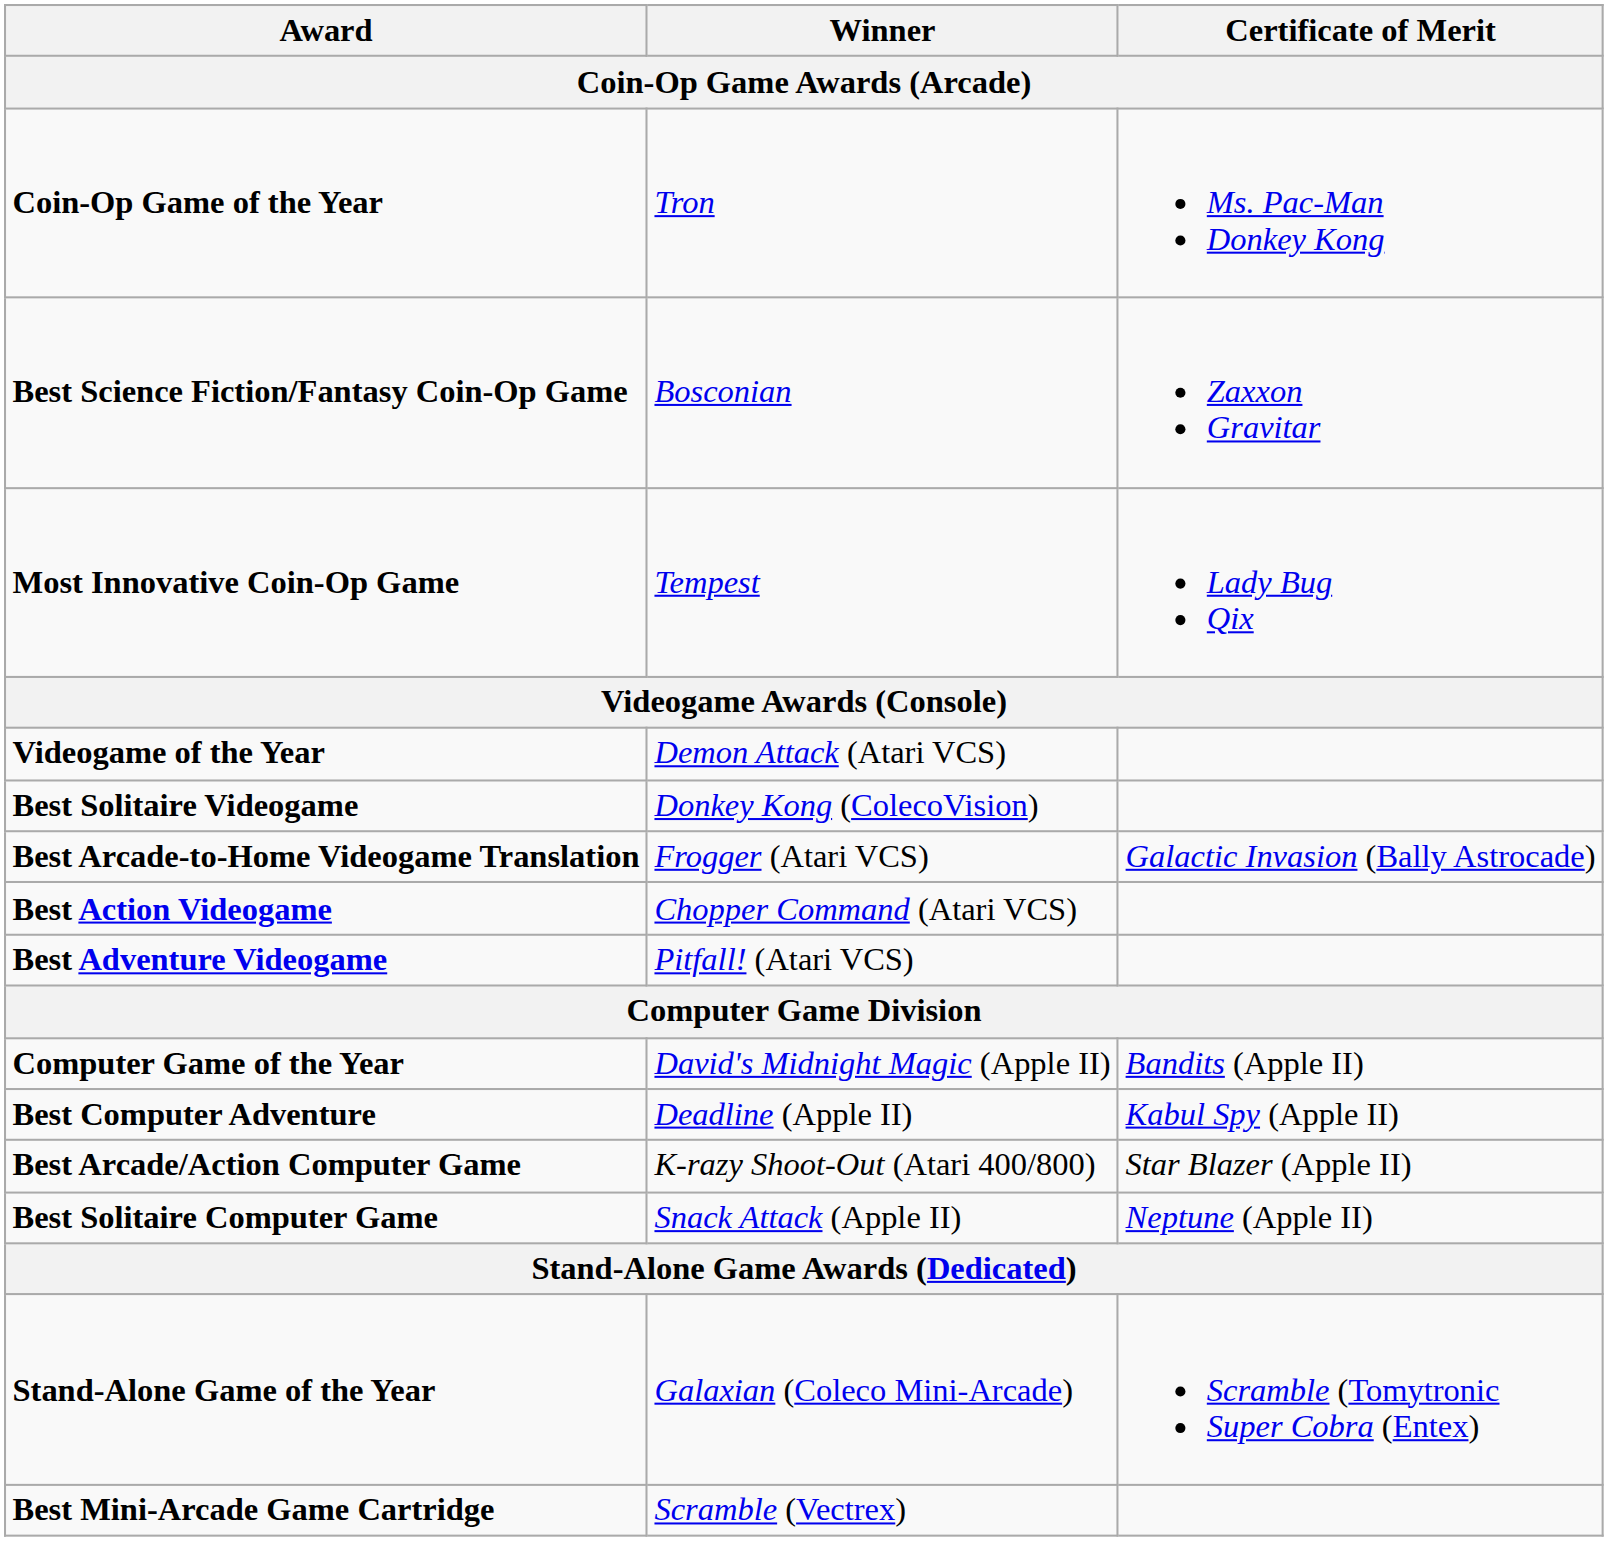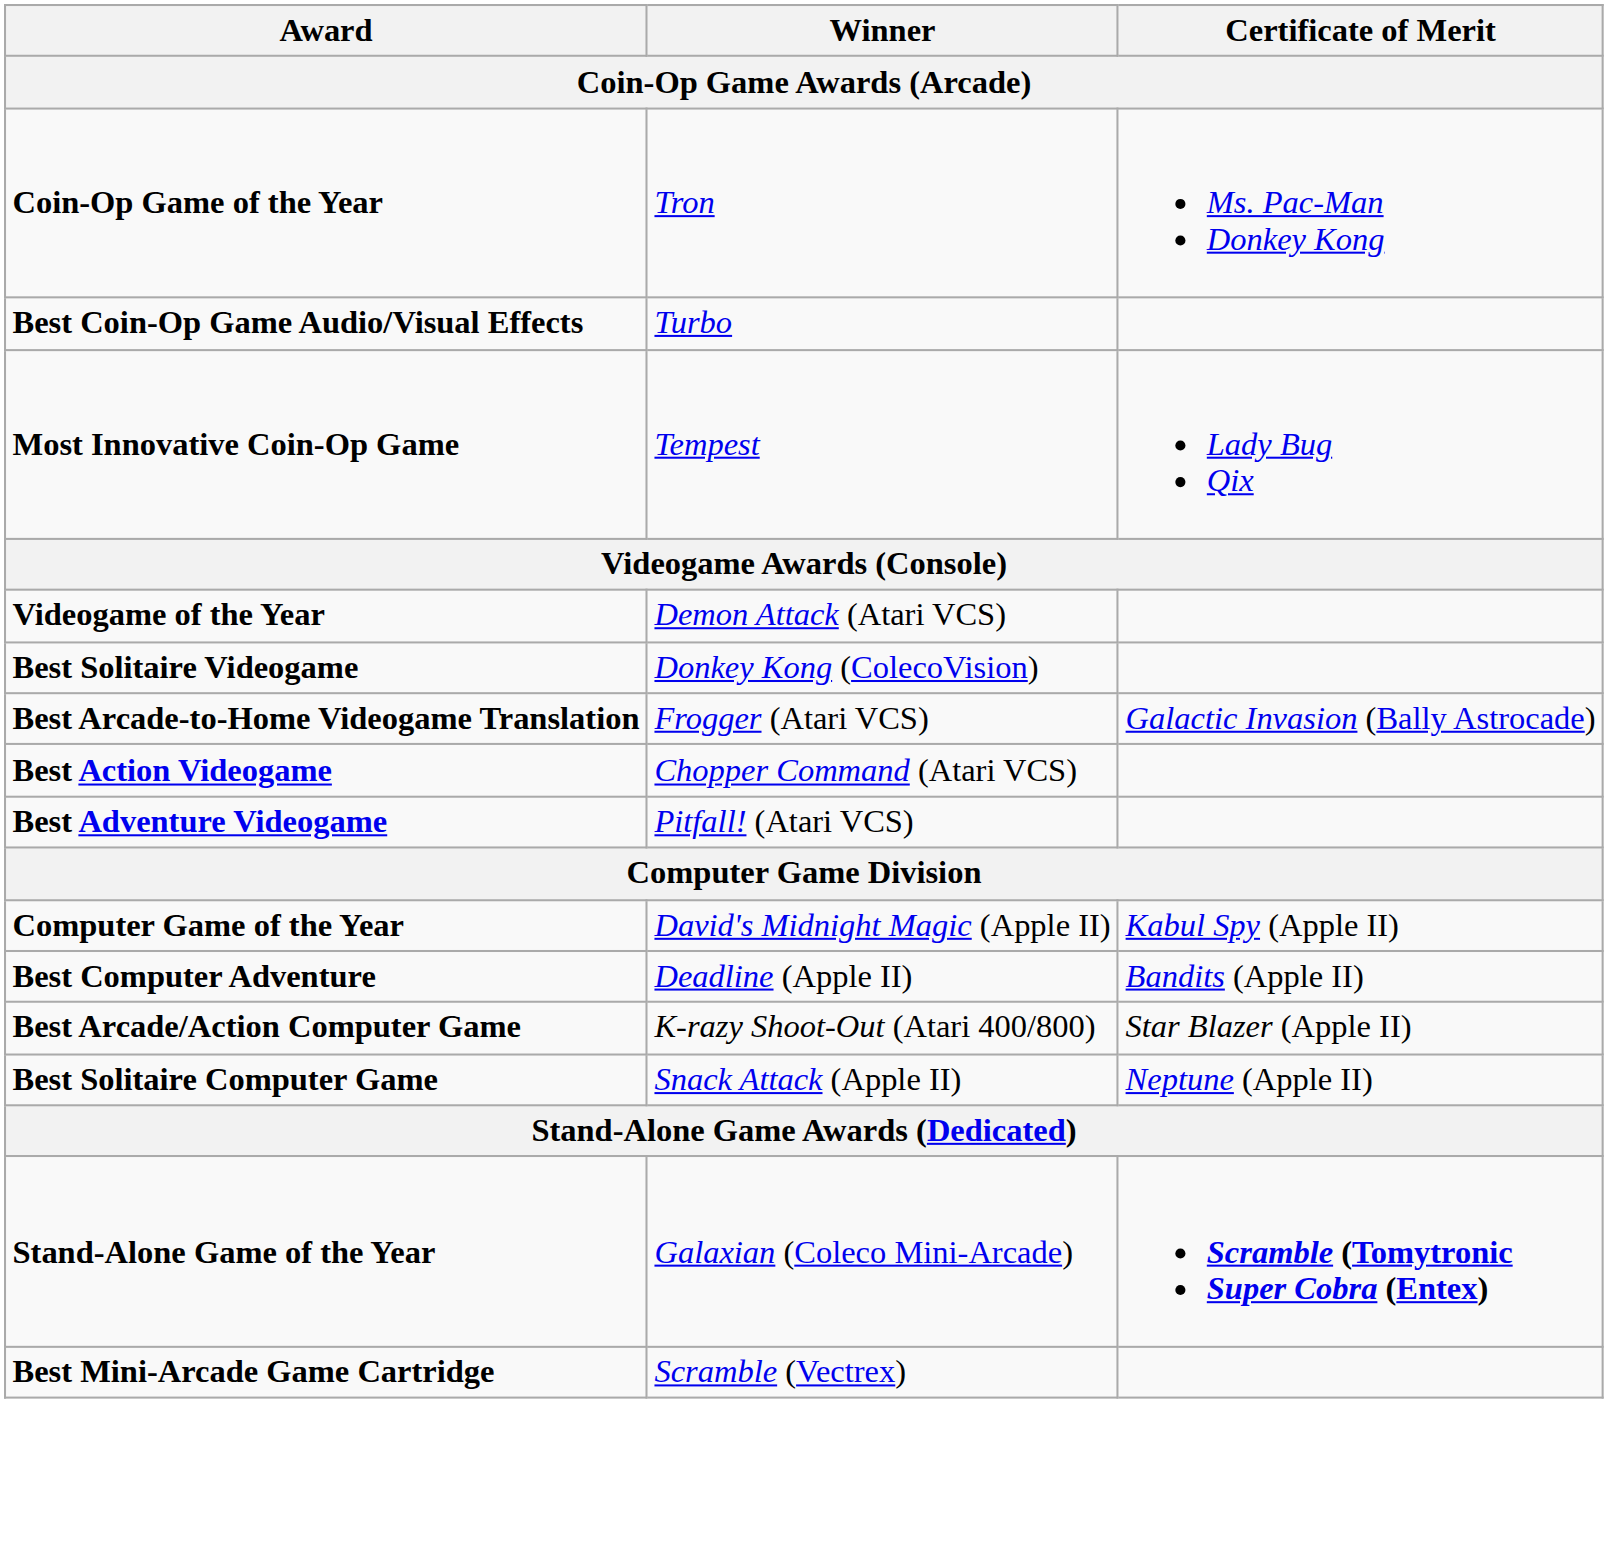- row: (320, 391)
+ row: (298, 322)
(1245, 1062) Bandits (Apple II) -> (1262, 924) Kabul Spy (Apple II)
(1262, 1114) Kabul Spy (Apple II) -> (1245, 975) Bandits (Apple II)
(1361, 1408) normal -> (1361, 1270) bold
